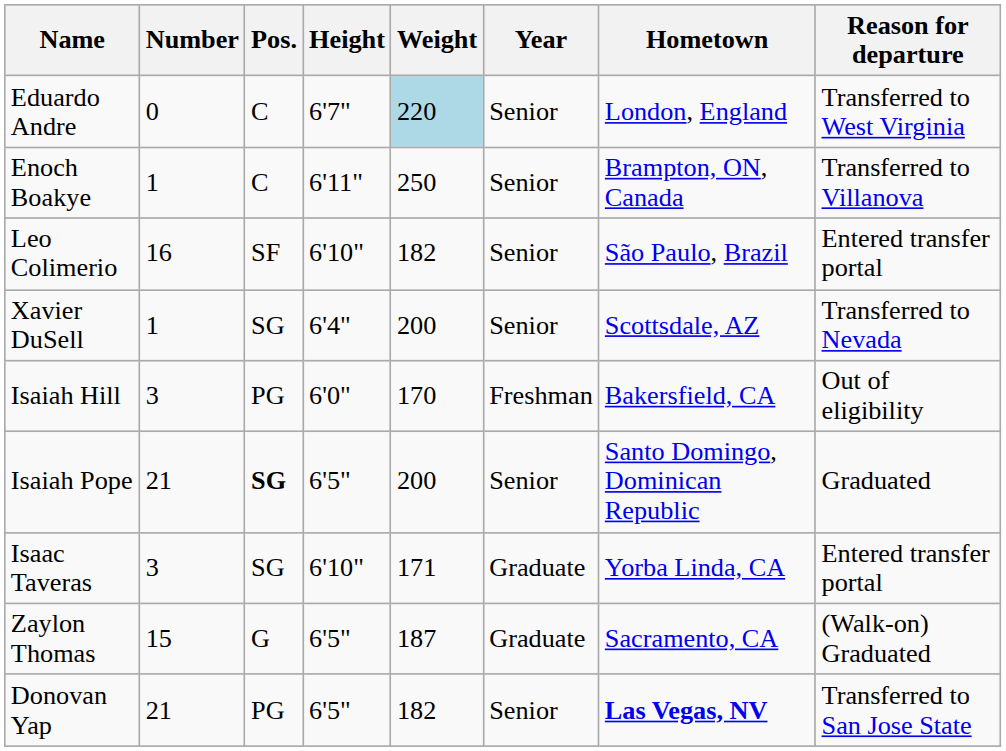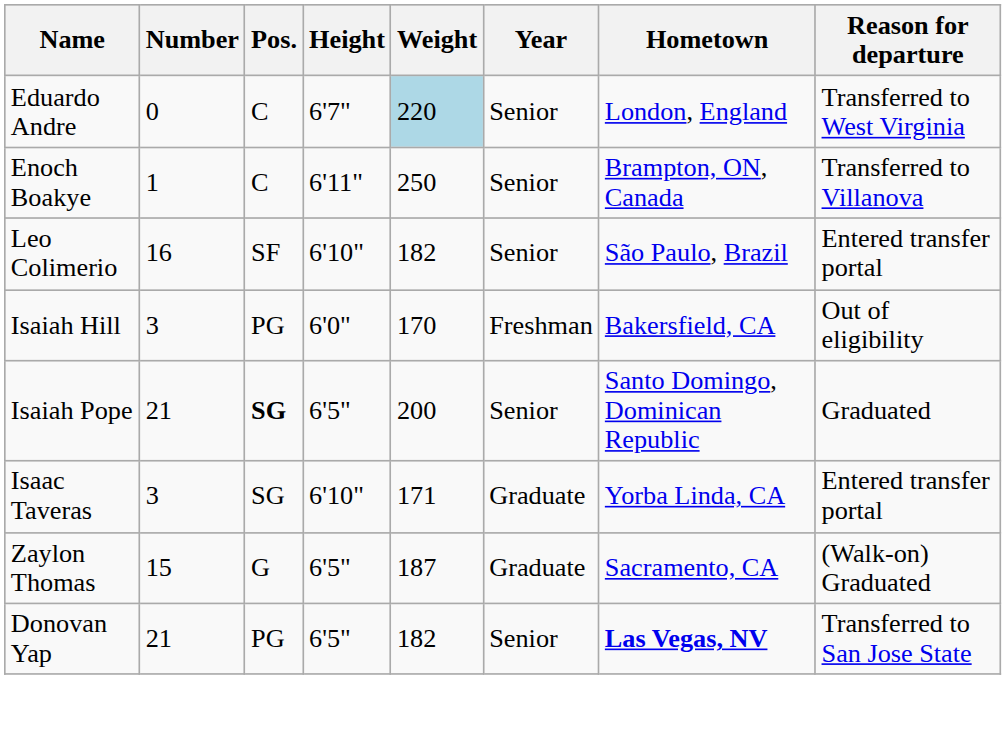- row: (47, 324)
